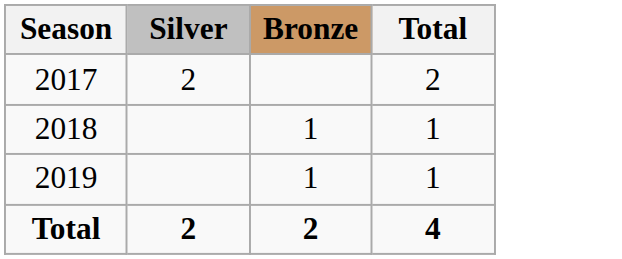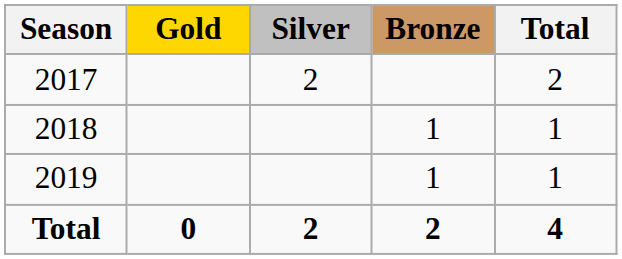+ column: (188, 29)
